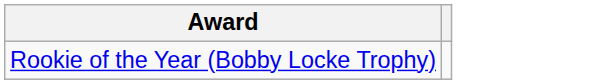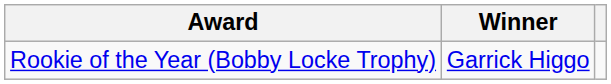+ column: (518, 23)
